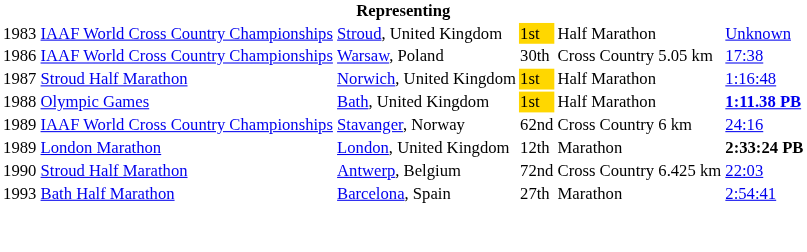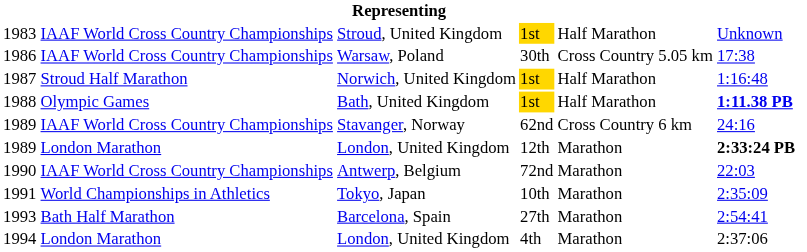(114, 170) Stroud Half Marathon -> (187, 170) IAAF World Cross Country Championships
(639, 170) Cross Country 6.425 km -> (590, 170) Marathon
+ row: (381, 193)
+ row: (423, 239)
